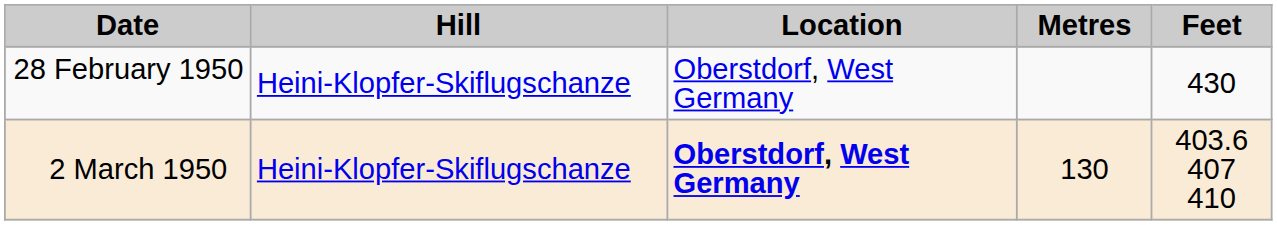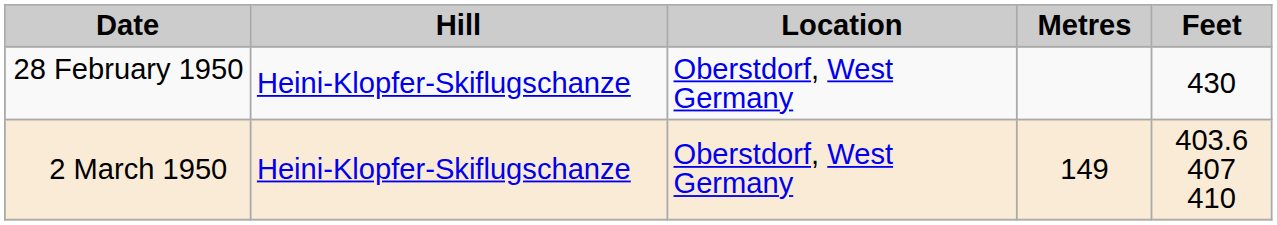(791, 169) bold -> (783, 169) normal
(1084, 169) 130 -> (1084, 169) 149
